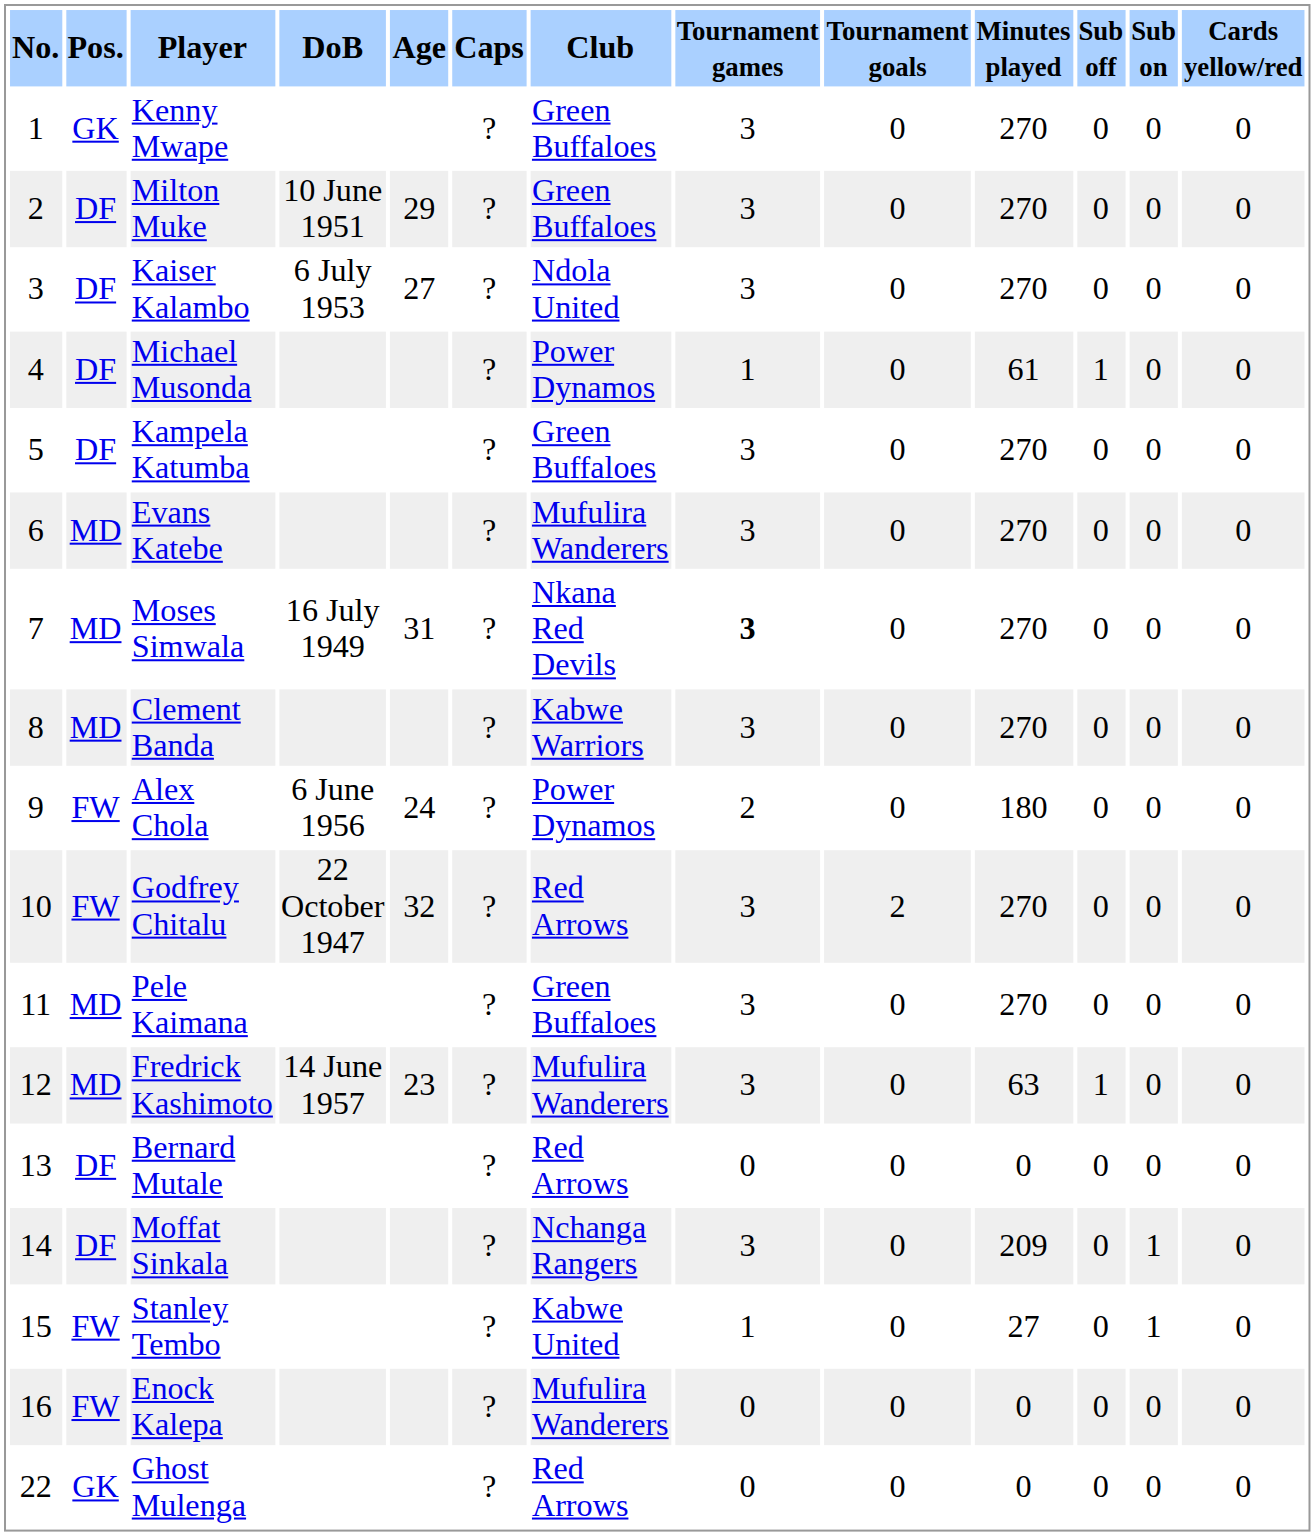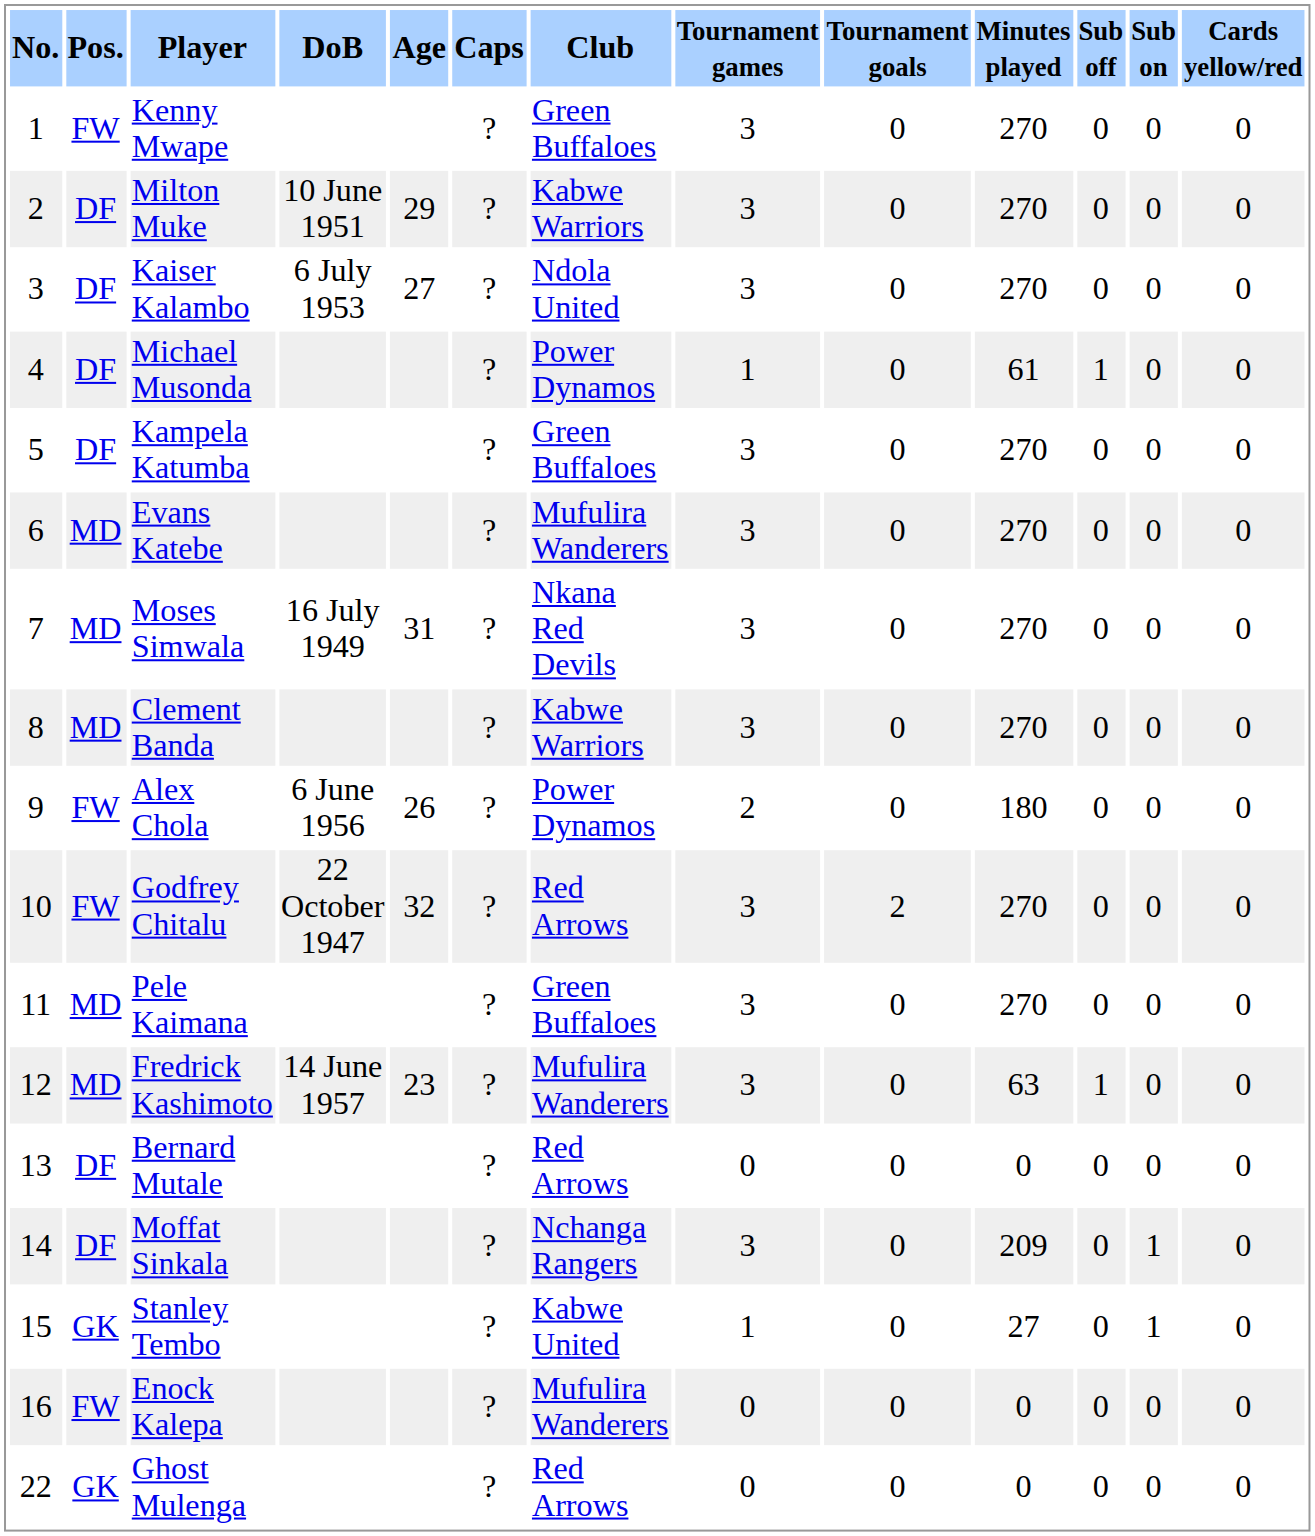(96, 128) GK -> (96, 128) FW
(594, 208) Green Buffaloes -> (588, 208) Kabwe Warriors
(748, 628) bold -> (748, 628) normal
(419, 807) 24 -> (419, 807) 26
(96, 1326) FW -> (96, 1326) GK
